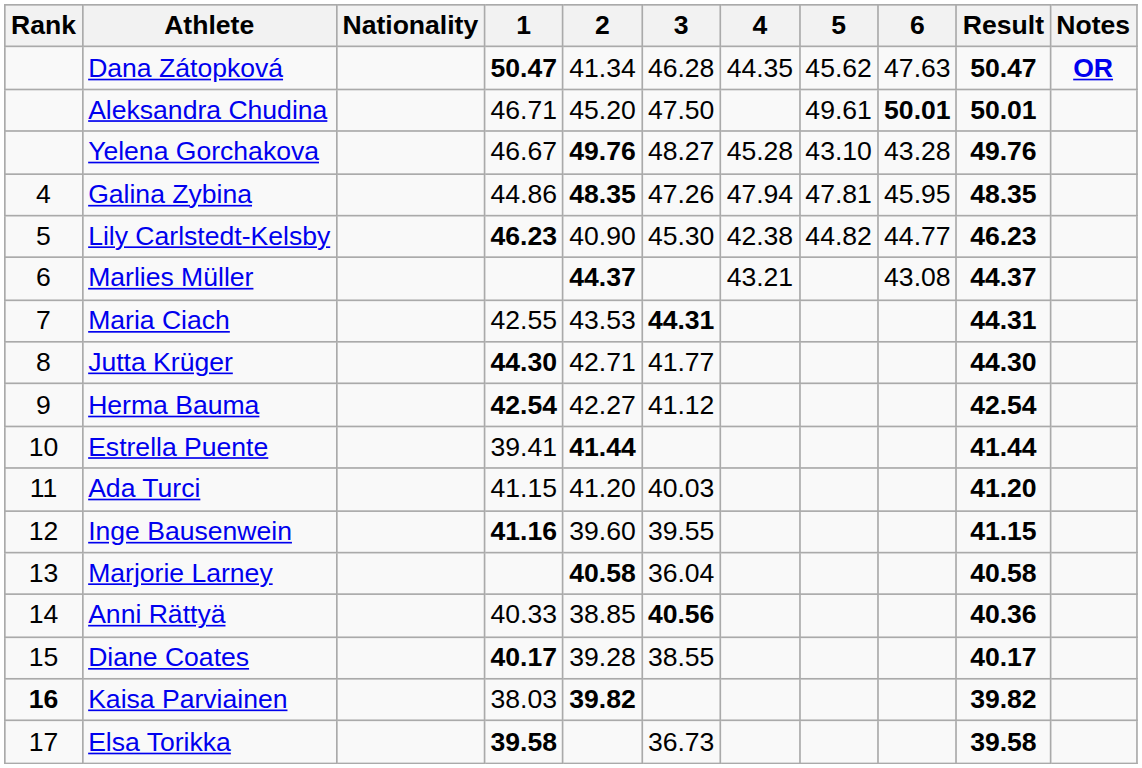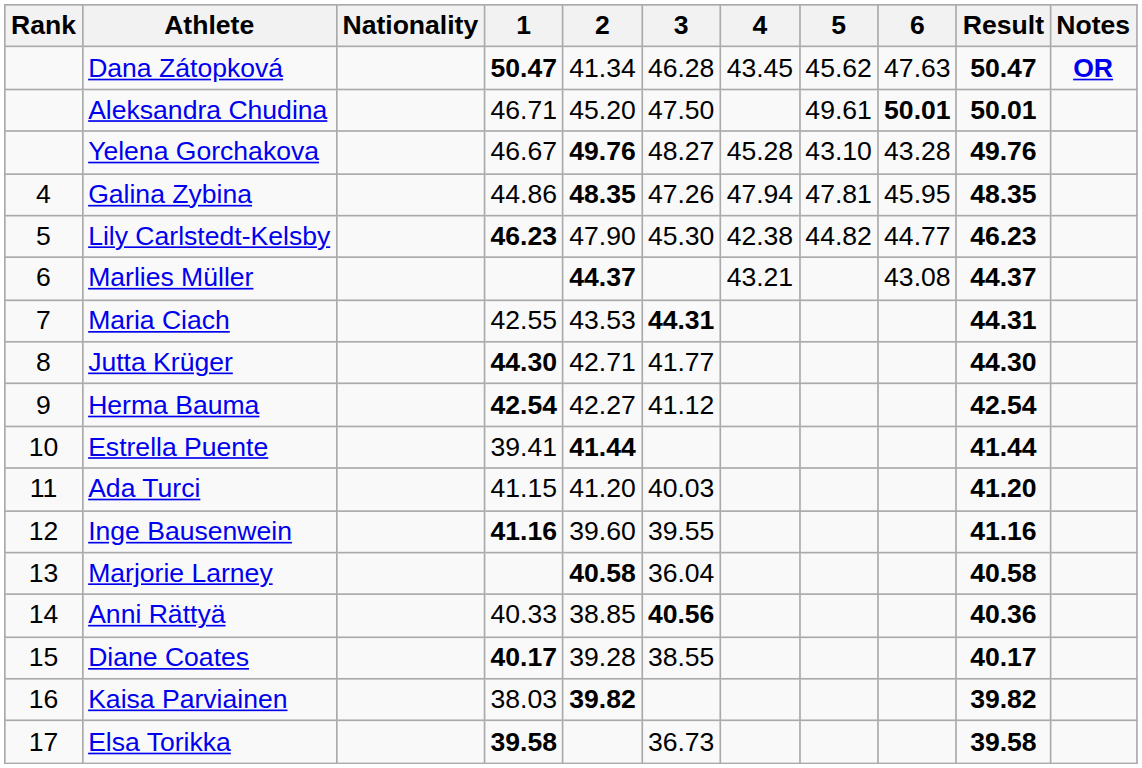(760, 67) 44.35 -> (760, 67) 43.45
(602, 236) 40.90 -> (602, 236) 47.90
(1003, 531) 41.15 -> (1003, 531) 41.16
(43, 699) bold -> (43, 699) normal
